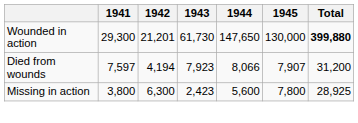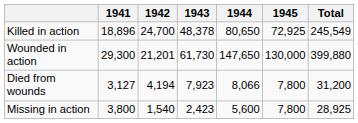+ row: (43, 31)
(331, 37) bold -> (331, 55) normal
(121, 67) 7,597 -> (121, 85) 3,127
(291, 67) 7,907 -> (291, 85) 7,800
(161, 91) 6,300 -> (161, 109) 1,540
